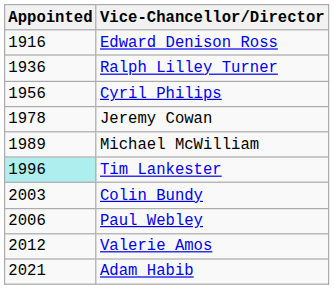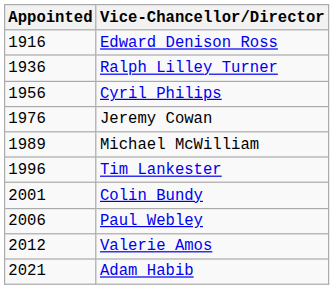(27, 119) 1978 -> (27, 119) 1976
(27, 170) paleturquoise background -> (27, 170) no background
(27, 195) 2003 -> (27, 195) 2001
